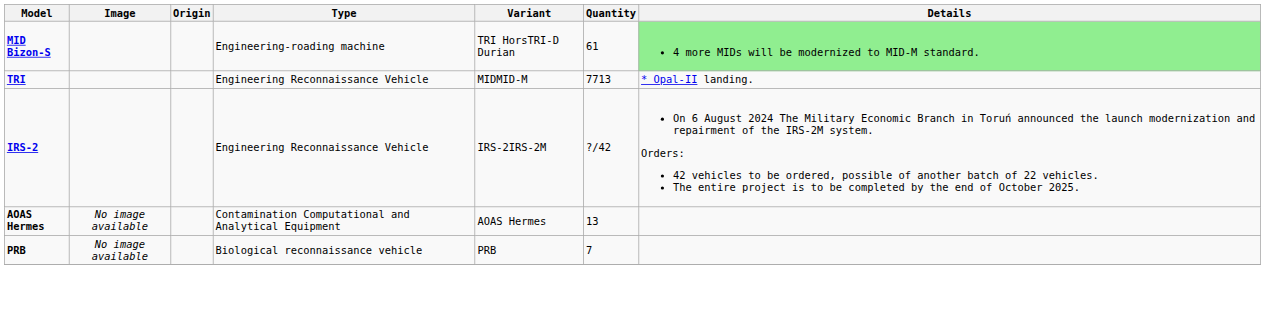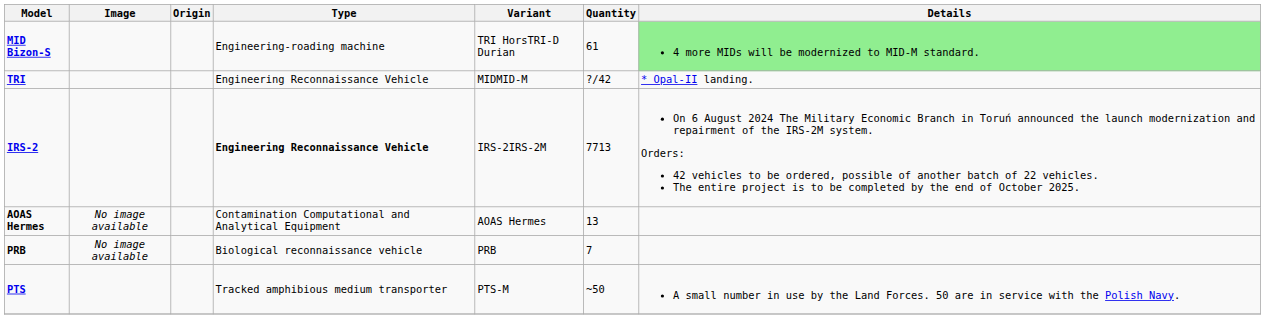(599, 80) 7713 -> (599, 80) ?/42
(322, 147) normal -> (322, 147) bold
(599, 147) ?/42 -> (599, 147) 7713
+ row: (16, 289)
